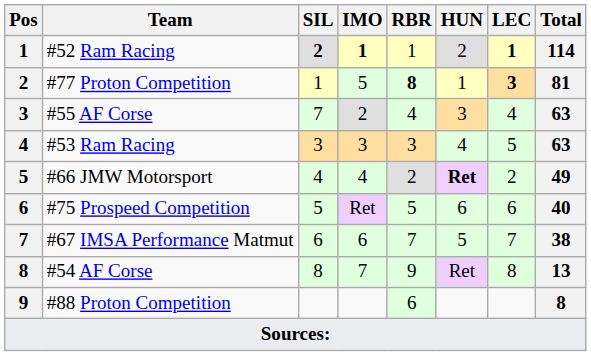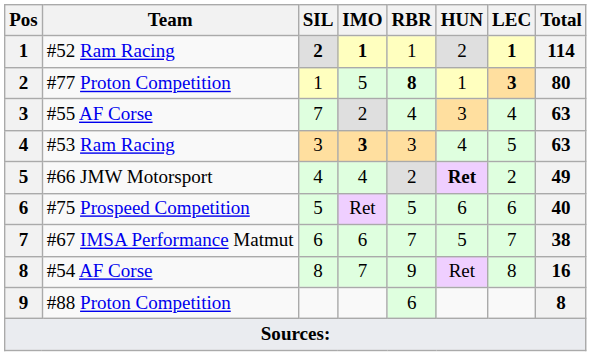(561, 82) 81 -> (561, 82) 80
(362, 145) normal -> (362, 145) bold
(561, 271) 13 -> (561, 271) 16
